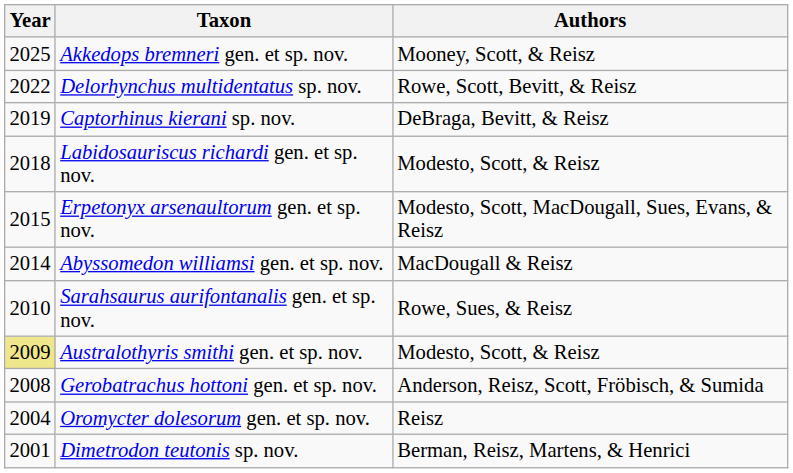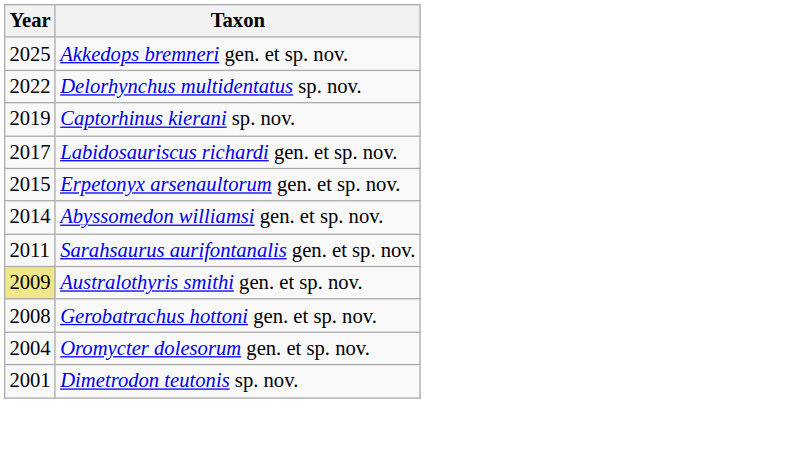- column: (590, 20)
(30, 163) 2018 -> (30, 151) 2017
(30, 308) 2010 -> (30, 250) 2011
